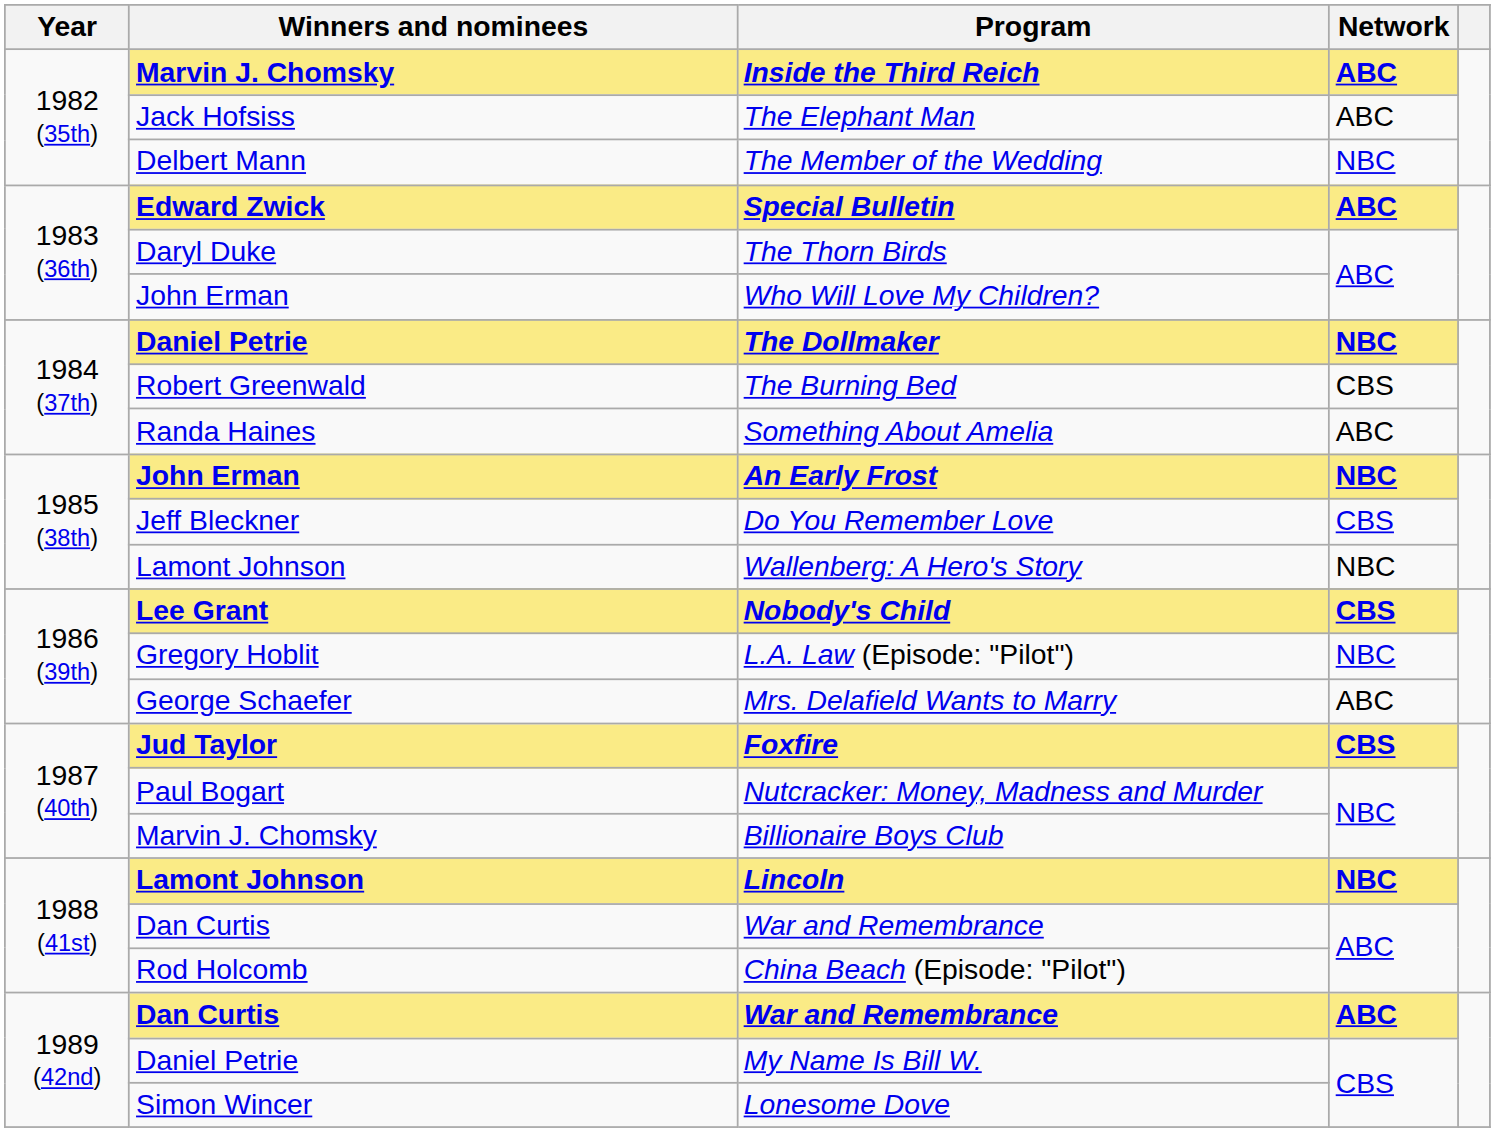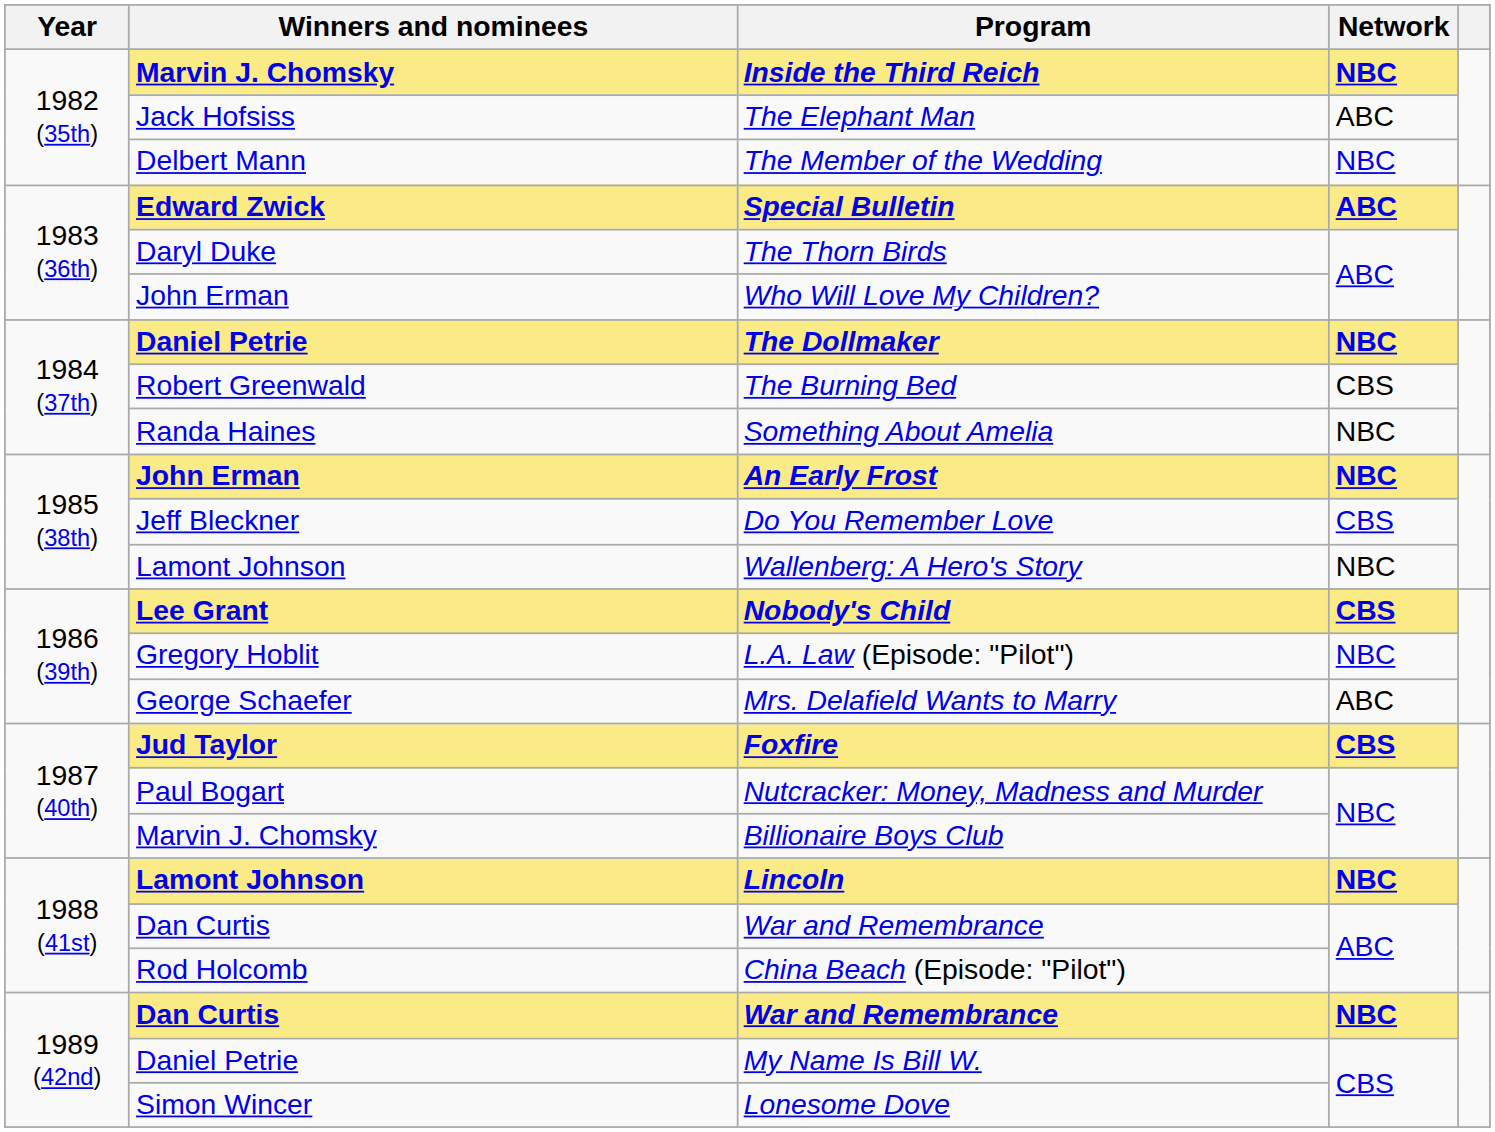(1366, 71) ABC -> (1366, 71) NBC
(1365, 431) ABC -> (1366, 431) NBC
(1366, 1015) ABC -> (1366, 1015) NBC
